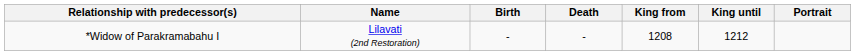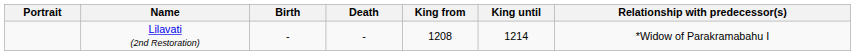columns swapped: (812, 13) <-> (152, 13)
(736, 36) 1212 -> (516, 36) 1214
